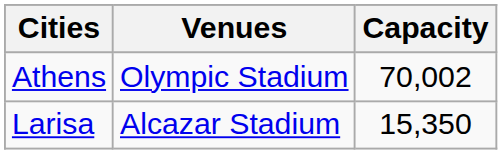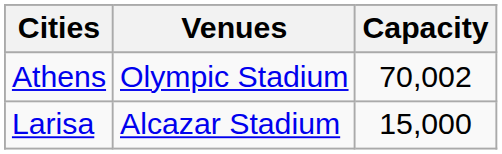(425, 124) 15,350 -> (425, 124) 15,000
